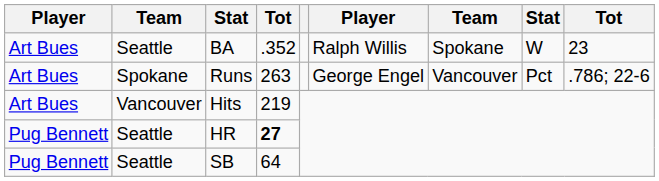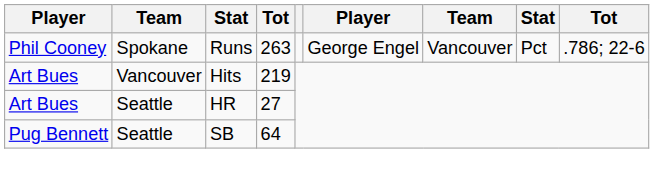- row: (222, 47)
(43, 76) Art Bues -> (57, 47) Phil Cooney
(58, 133) Pug Bennett -> (43, 104) Art Bues
(271, 133) bold -> (271, 104) normal
